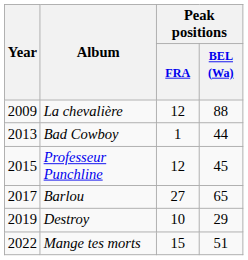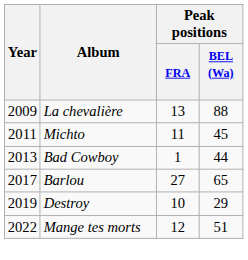(178, 111) 12 -> (178, 111) 13
+ row: (64, 134)
- row: (75, 165)
(178, 243) 15 -> (178, 226) 12
